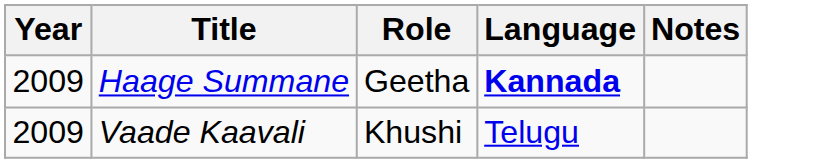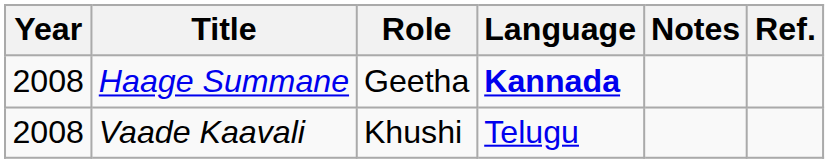+ column: (785, 30)
(48, 81) 2009 -> (48, 81) 2008
(48, 132) 2009 -> (48, 132) 2008
